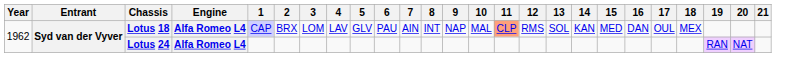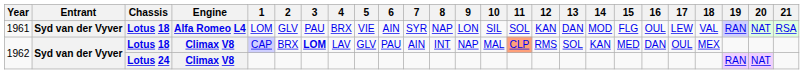+ row: (18, 29)
(210, 29) Alfa Romeo L4 -> (210, 45) Climax V8
(313, 29) normal -> (315, 45) bold
(210, 45) Alfa Romeo L4 -> (210, 61) Climax V8
